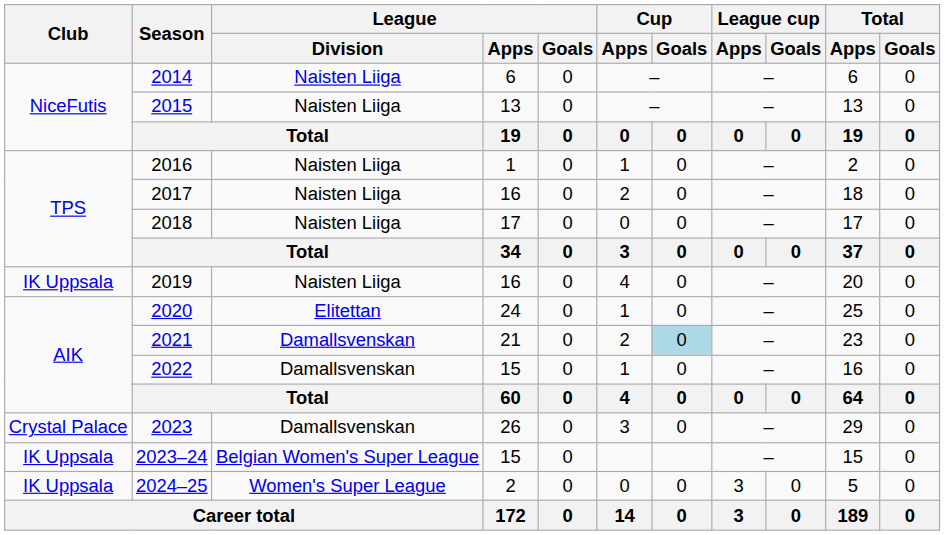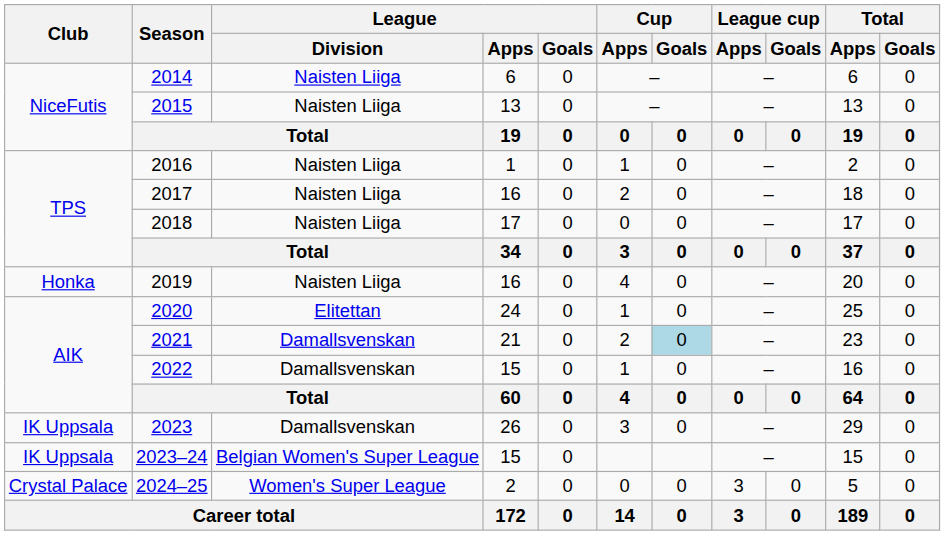(68, 281) IK Uppsala -> (68, 281) Honka
(68, 427) Crystal Palace -> (68, 427) IK Uppsala
(68, 485) IK Uppsala -> (68, 485) Crystal Palace
